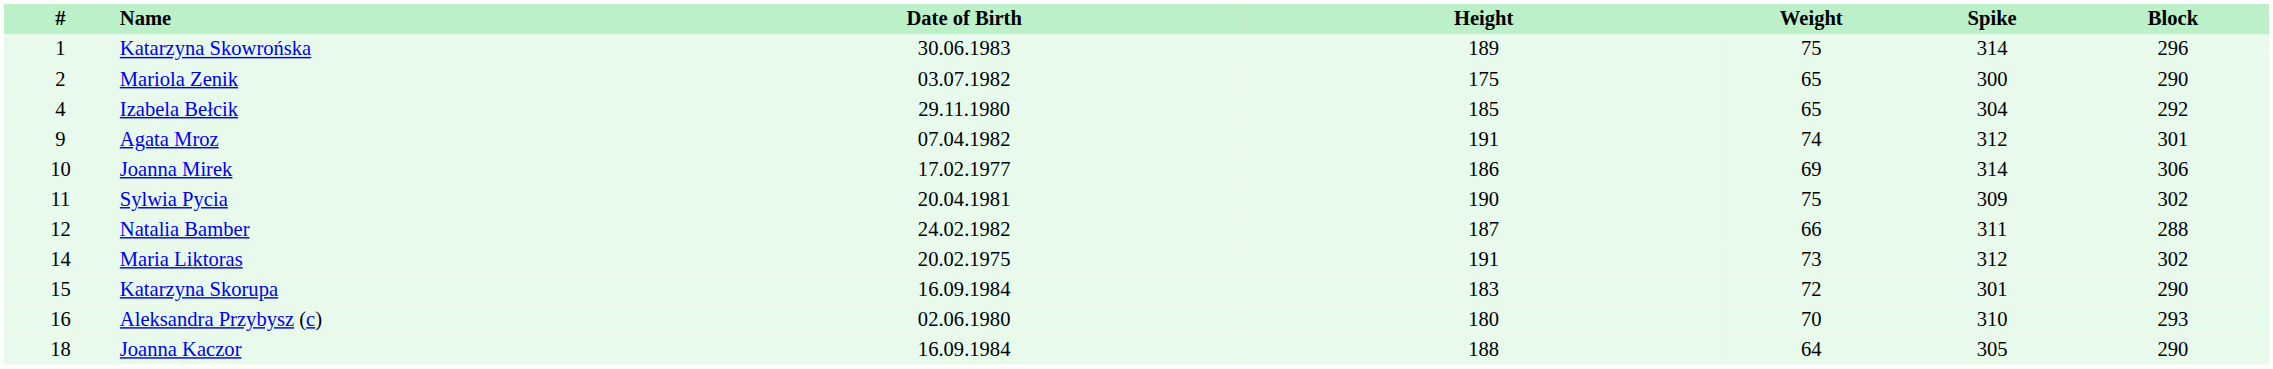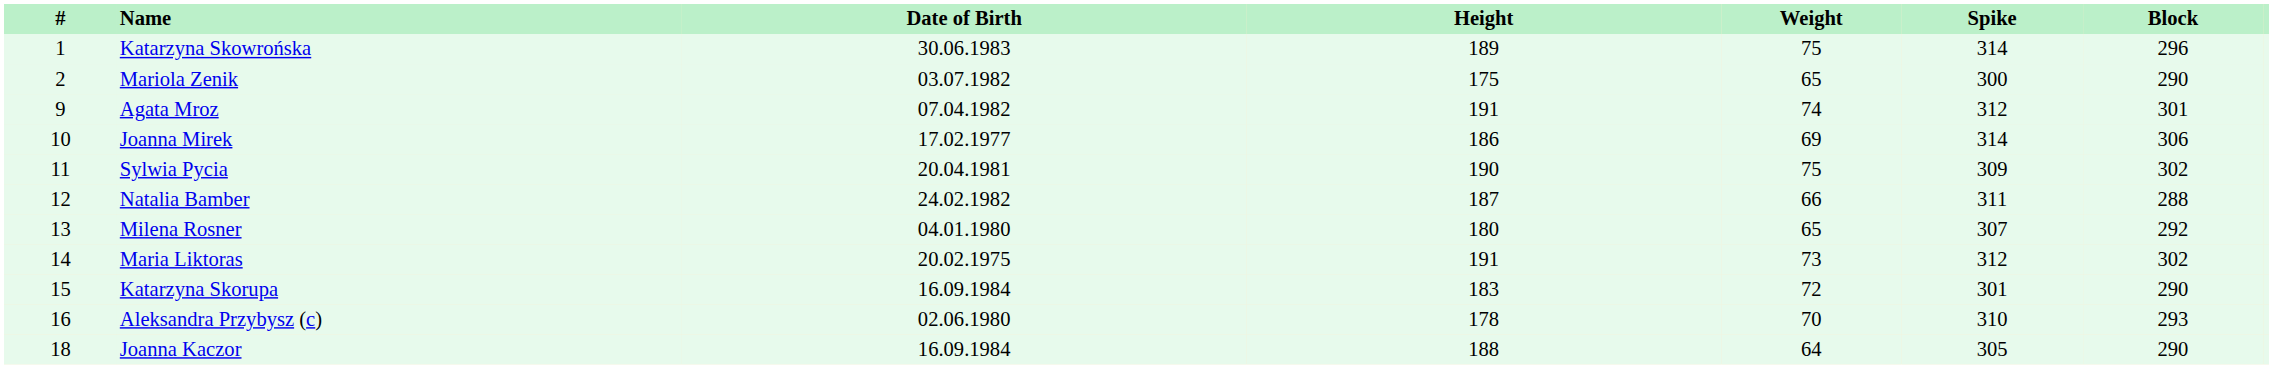- row: (179, 108)
+ row: (181, 229)
(1484, 319) 180 -> (1484, 319) 178
